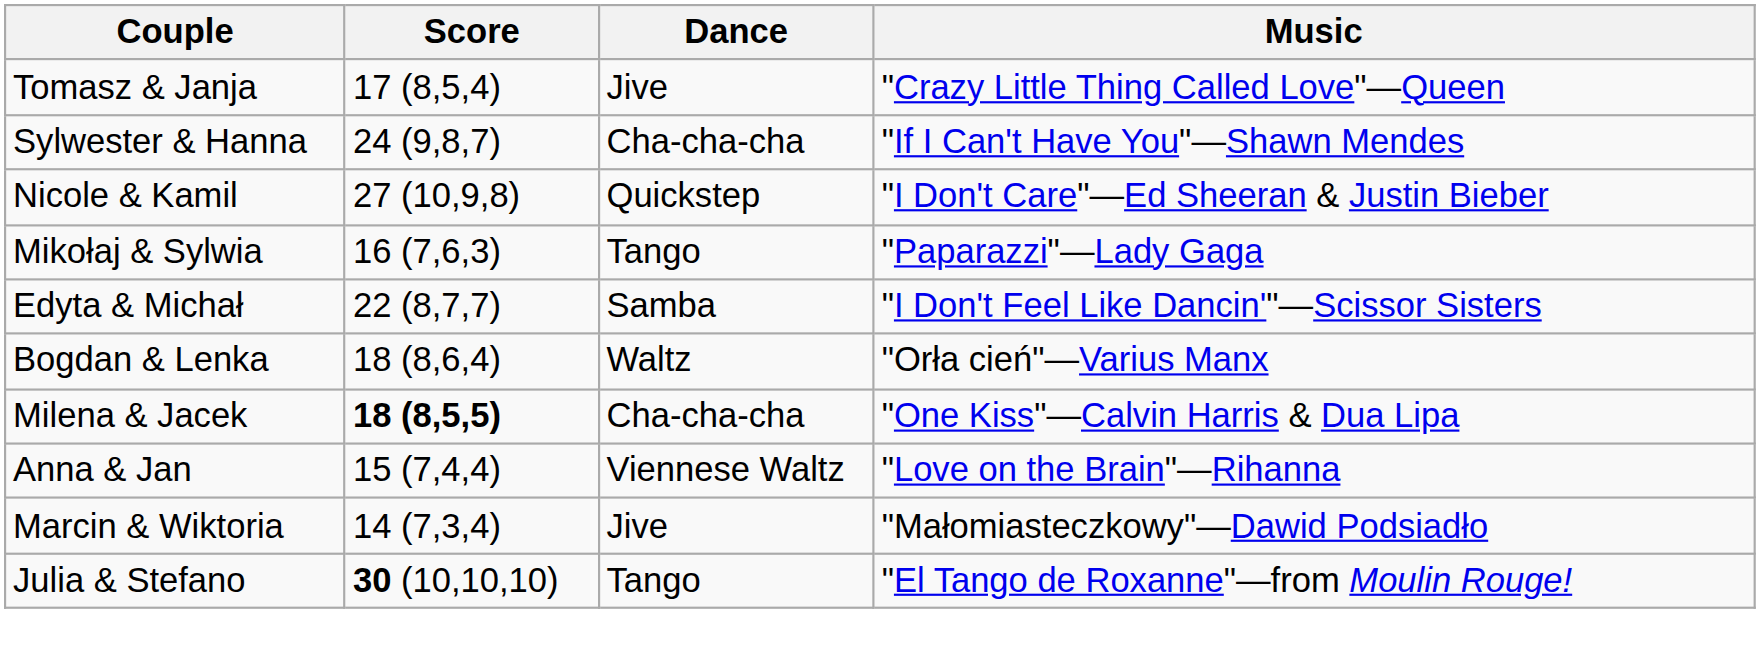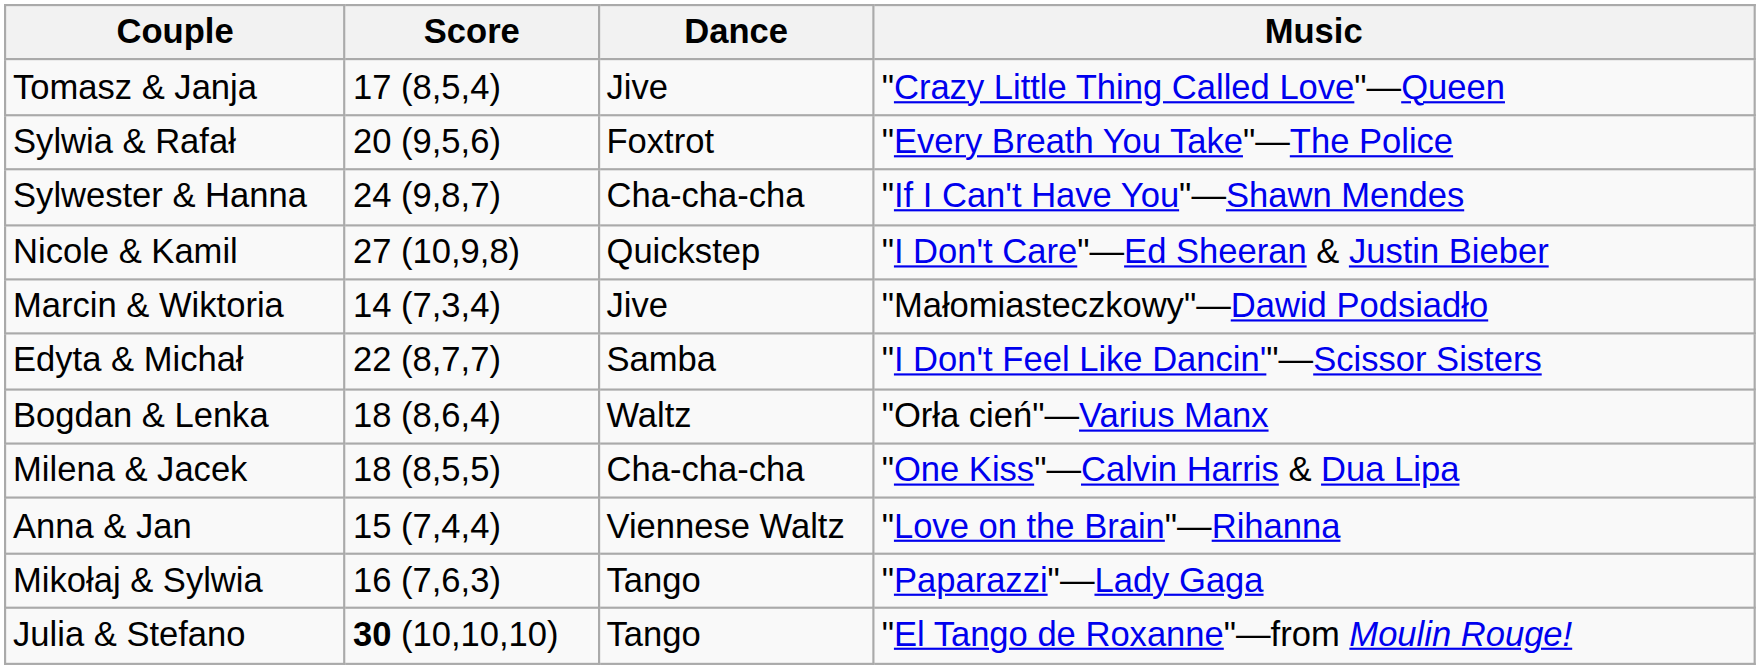+ row: (124, 141)
rows swapped: (138, 251) <-> (148, 525)
(427, 415) bold -> (427, 470) normal
